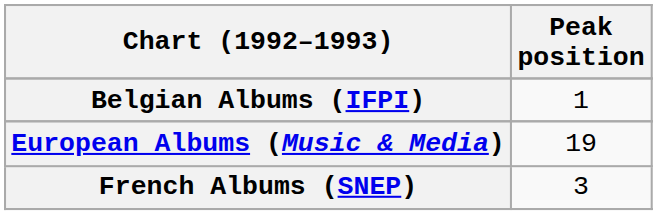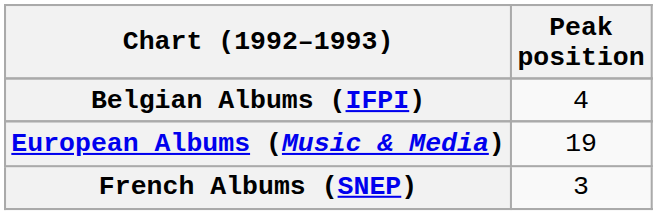(581, 100) 1 -> (581, 100) 4
